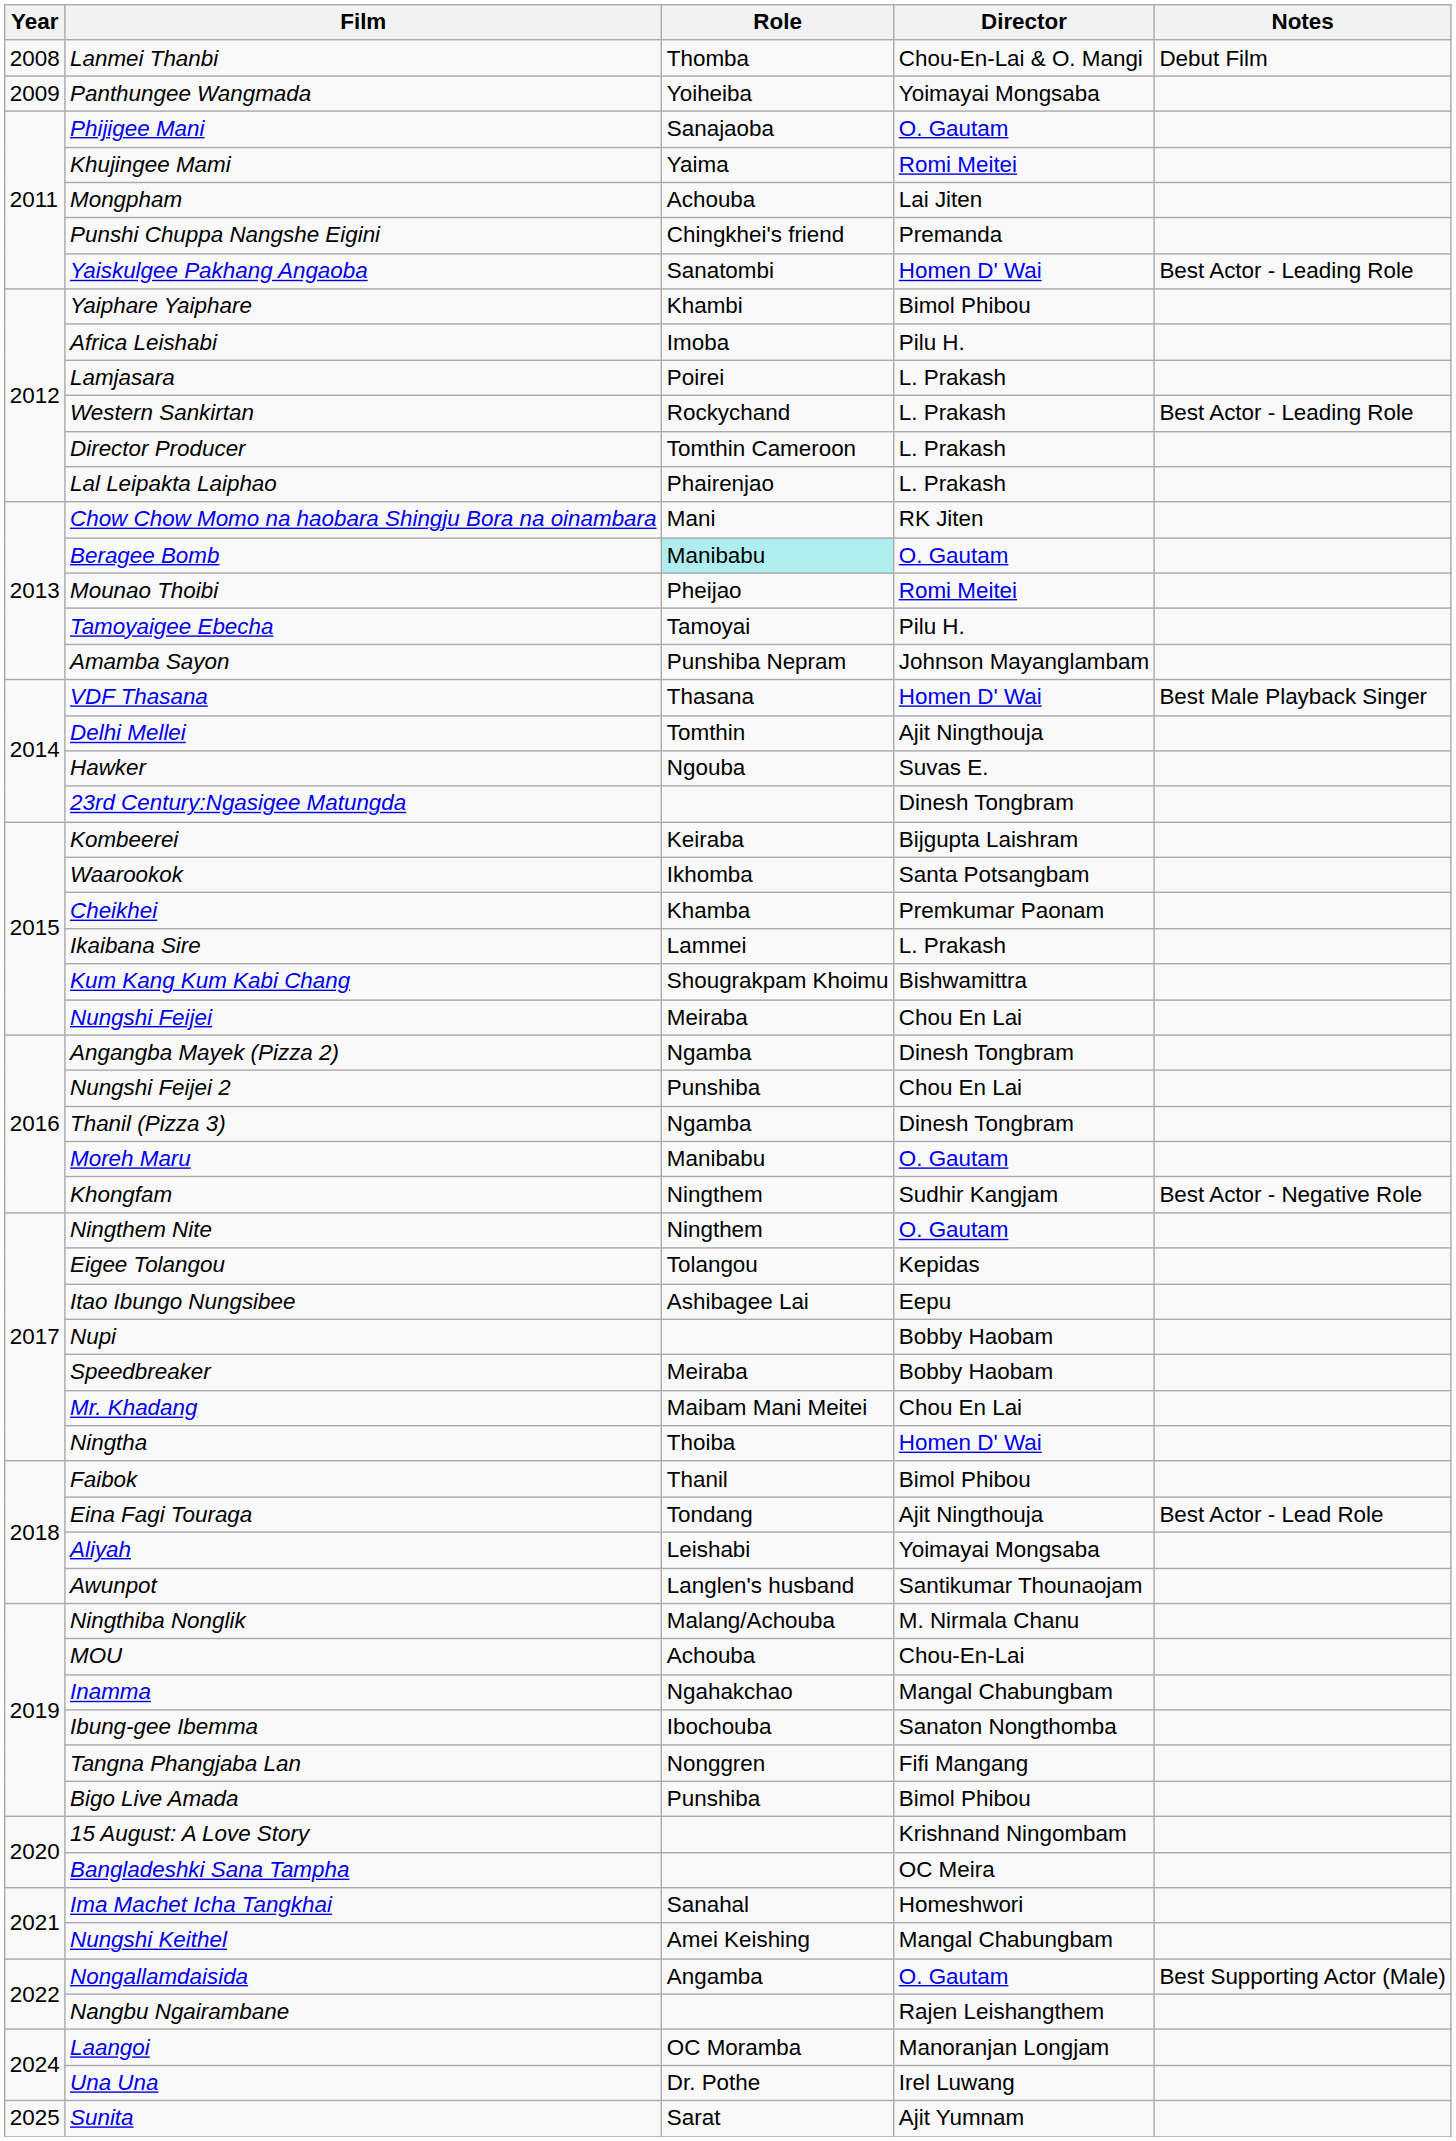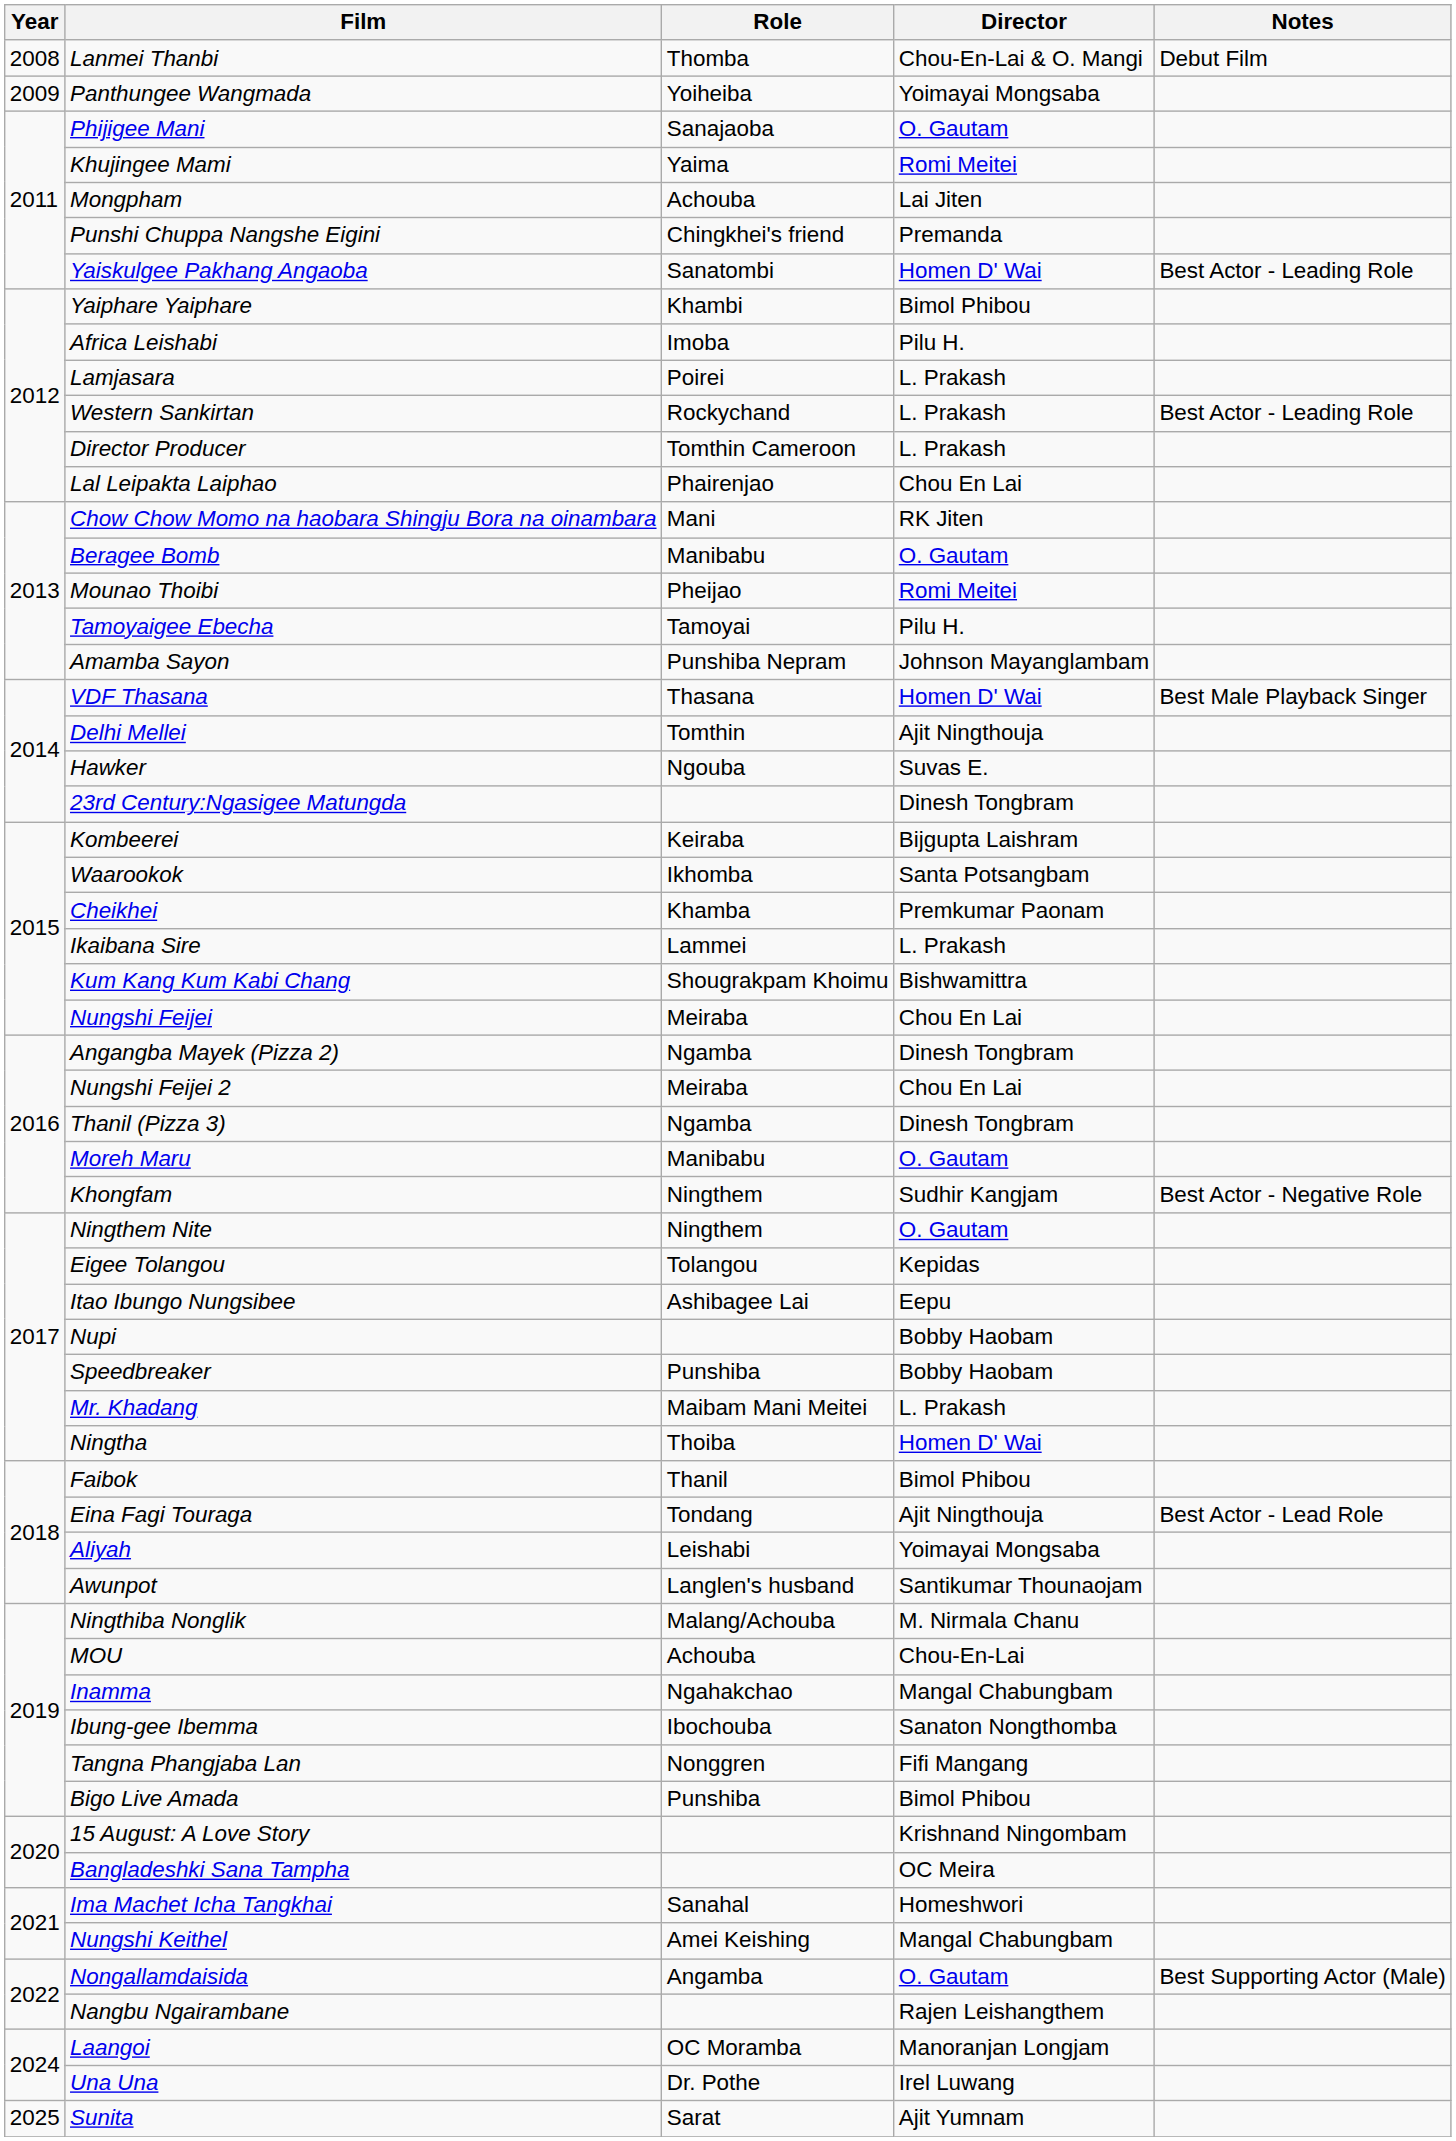(952, 484) L. Prakash -> (960, 484) Chou En Lai
(716, 555) paleturquoise background -> (716, 555) no background
(714, 1088) Punshiba -> (707, 1088) Meiraba
(707, 1372) Meiraba -> (714, 1372) Punshiba
(960, 1407) Chou En Lai -> (952, 1407) L. Prakash
